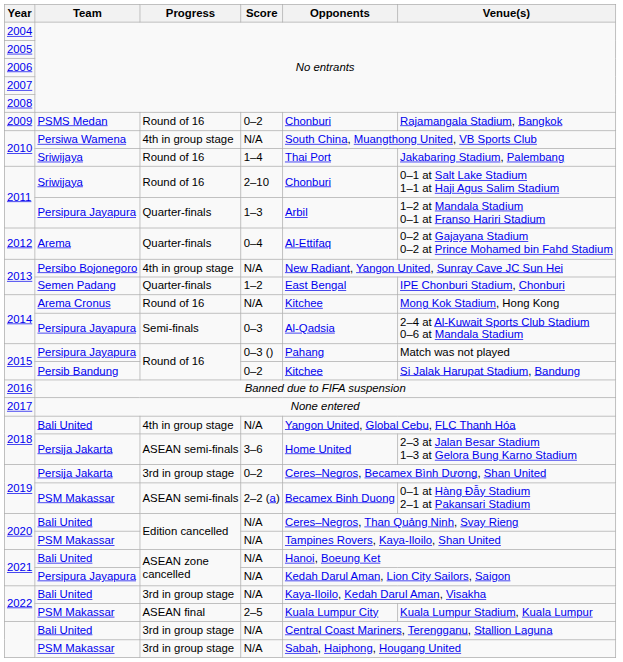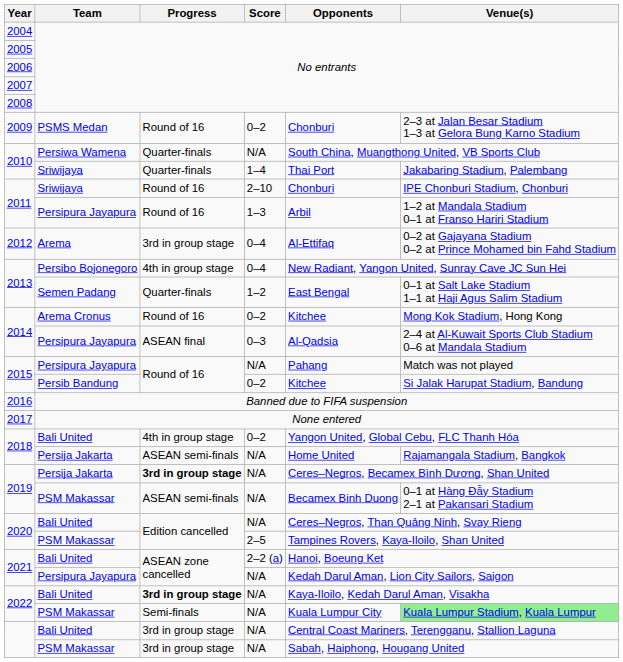(481, 121) Rajamangala Stadium, Bangkok -> (492, 127) 2–3 at Jalan Besar Stadium 1–3 at Gelora Bung Karno Stadium
(188, 139) 4th in group stage -> (177, 152) Quarter-finals
(173, 157) Round of 16 -> (177, 170) Quarter-finals
(480, 182) 0–1 at Salt Lake Stadium 1–1 at Haji Agus Salim Stadium -> (486, 188) IPE Chonburi Stadium, Chonburi
(177, 212) Quarter-finals -> (173, 212) Round of 16
(177, 243) Quarter-finals -> (188, 243) 3rd in group stage
(253, 268) N/A -> (256, 268) 0–4
(482, 286) IPE Chonburi Stadium, Chonburi -> (483, 292) 0–1 at Salt Lake Stadium 1–1 at Haji Agus Salim Stadium
(253, 304) N/A -> (256, 316) 0–2
(171, 328) Semi-finals -> (174, 341) ASEAN final
(259, 352) 0–3 () -> (256, 365) N/A
(253, 424) N/A -> (256, 437) 0–2
(253, 449) 3–6 -> (256, 455) N/A
(488, 449) 2–3 at Jalan Besar Stadium 1–3 at Gelora Bung Karno Stadium -> (484, 455) Rajamangala Stadium, Bangkok
(188, 473) normal -> (192, 473) bold
(253, 473) 0–2 -> (256, 473) N/A
(262, 498) 2–2 (a) -> (256, 498) N/A
(253, 540) N/A -> (256, 540) 2–5
(253, 558) N/A -> (265, 558) 2–2 (a)
(188, 594) normal -> (192, 594) bold
(174, 612) ASEAN final -> (171, 612) Semi-finals
(253, 612) 2–5 -> (256, 612) N/A
(496, 612) no background -> (500, 612) lightgreen background
